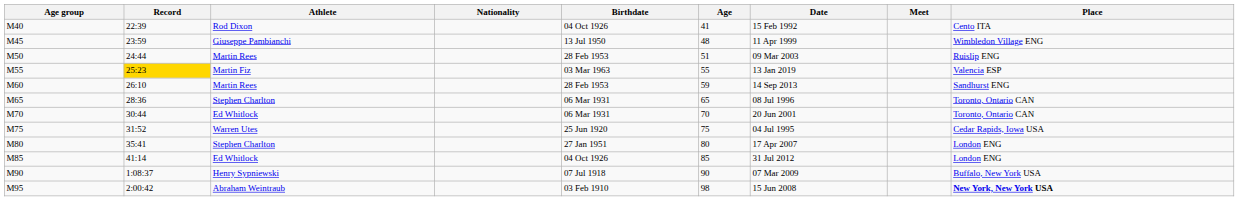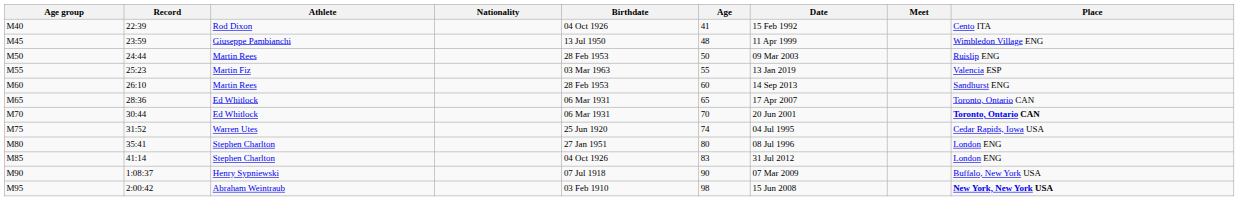(705, 56) 51 -> (705, 56) 50
(136, 71) gold background -> (136, 71) no background
(705, 85) 59 -> (705, 85) 60
(244, 100) Stephen Charlton -> (235, 100) Ed Whitlock
(773, 100) 08 Jul 1996 -> (775, 100) 17 Apr 2007
(994, 115) normal -> (996, 115) bold
(705, 130) 75 -> (705, 130) 74
(775, 144) 17 Apr 2007 -> (773, 144) 08 Jul 1996
(235, 159) Ed Whitlock -> (244, 159) Stephen Charlton
(705, 159) 85 -> (705, 159) 83
